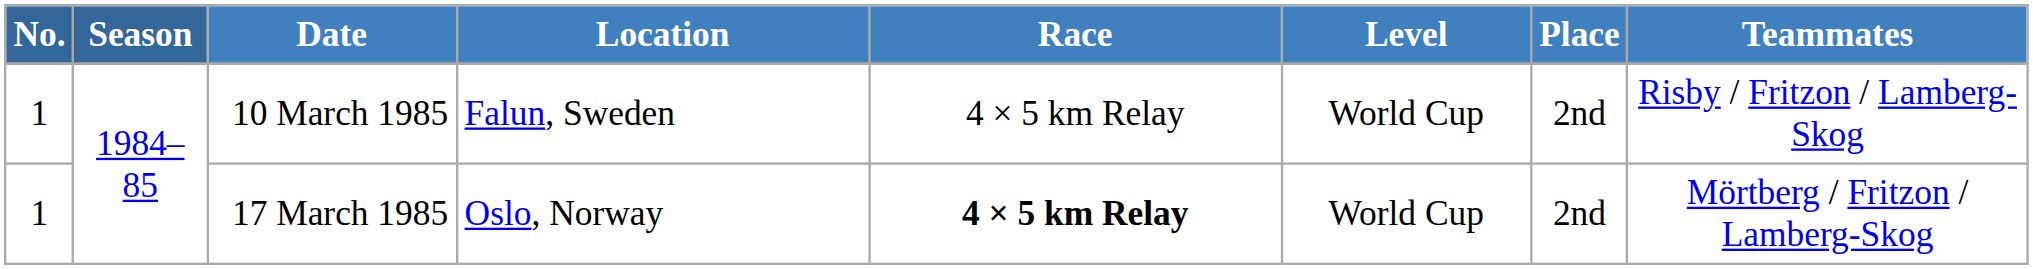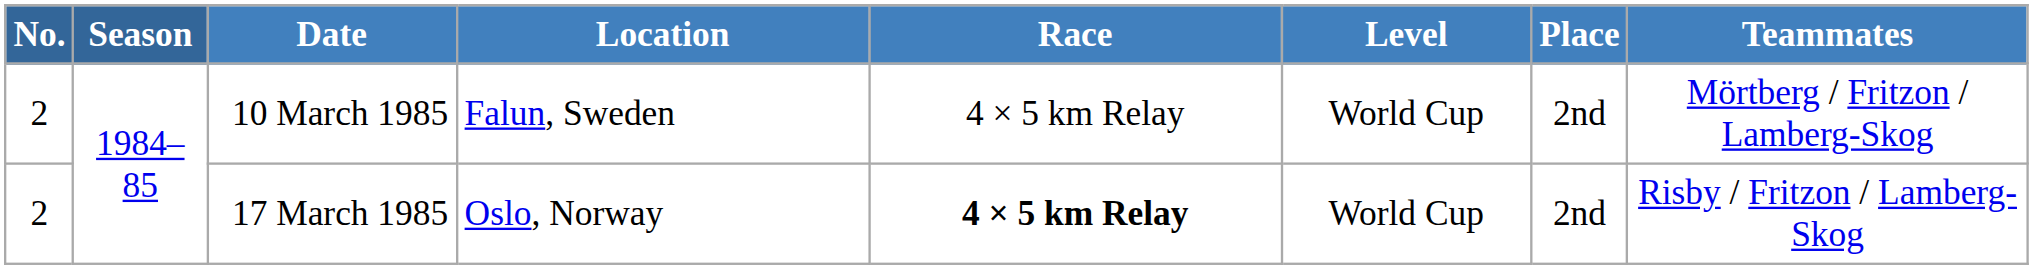(39, 113) 1 -> (39, 113) 2
(1828, 113) Risby / Fritzon / Lamberg-Skog -> (1828, 113) Mörtberg / Fritzon / Lamberg-Skog
(39, 213) 1 -> (39, 213) 2
(1828, 213) Mörtberg / Fritzon / Lamberg-Skog -> (1828, 213) Risby / Fritzon / Lamberg-Skog
